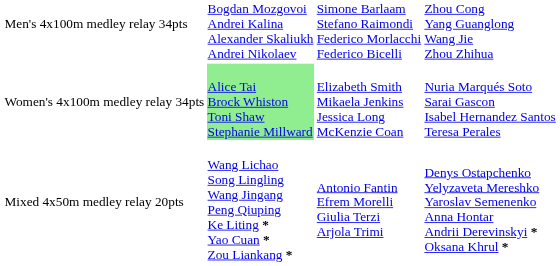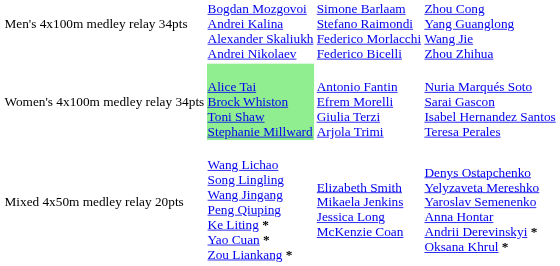(360, 109) Elizabeth Smith Mikaela Jenkins Jessica Long McKenzie Coan -> (357, 109) Antonio Fantin Efrem Morelli Giulia Terzi Arjola Trimi
(357, 209) Antonio Fantin Efrem Morelli Giulia Terzi Arjola Trimi -> (360, 209) Elizabeth Smith Mikaela Jenkins Jessica Long McKenzie Coan
